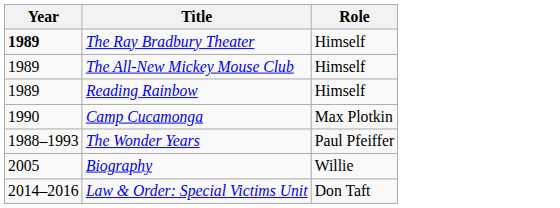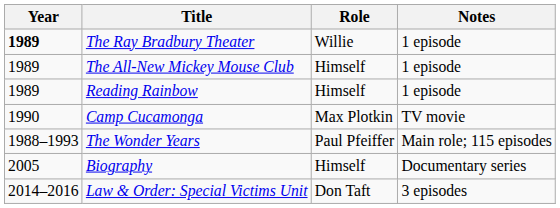+ column: (477, 16)
(340, 41) Himself -> (334, 41) Willie
(334, 166) Willie -> (340, 166) Himself
